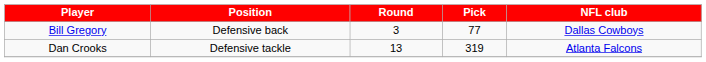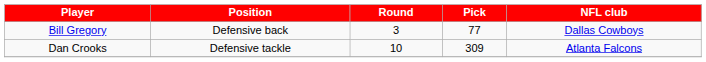(396, 48) 13 -> (396, 48) 10
(474, 48) 319 -> (474, 48) 309
